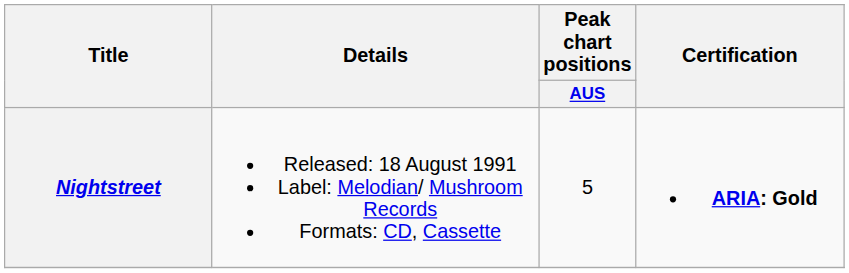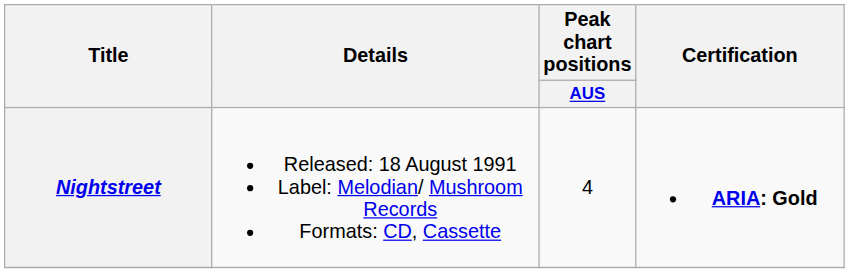(587, 187) 5 -> (587, 187) 4
